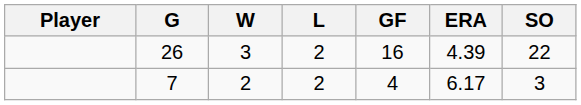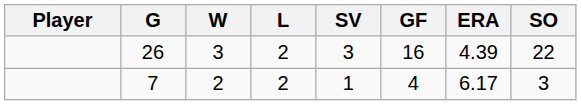+ column: (348, 20)
